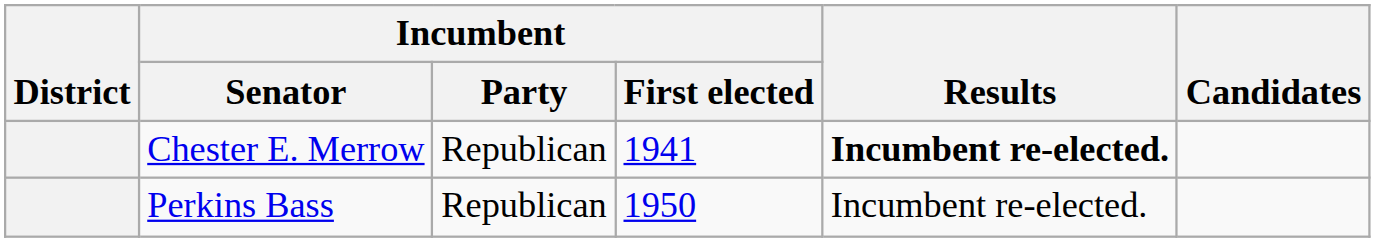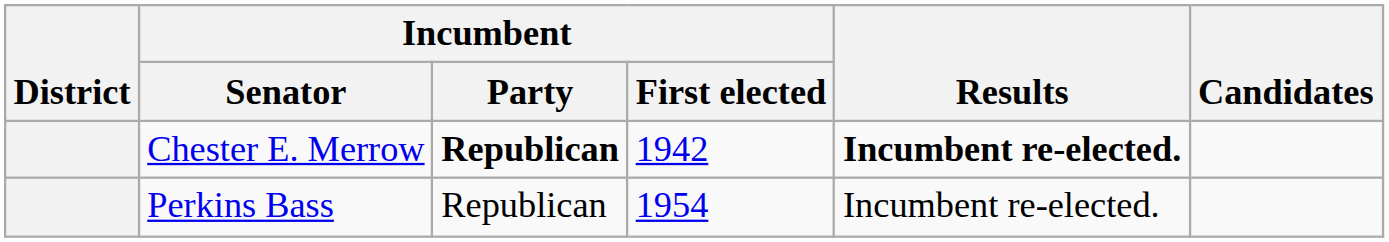(524, 148) normal -> (530, 148) bold
(660, 148) 1941 -> (672, 148) 1942
(660, 206) 1950 -> (672, 206) 1954
